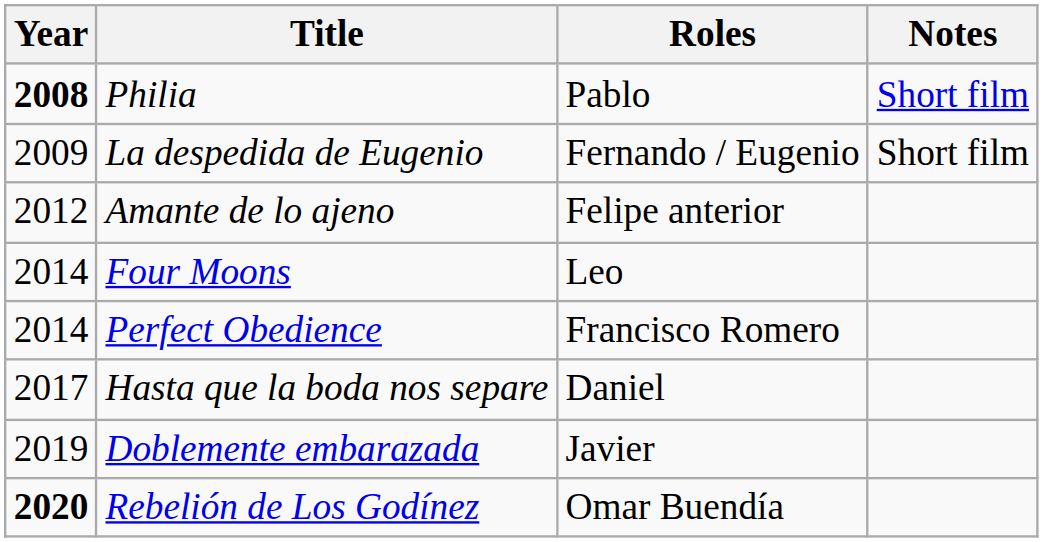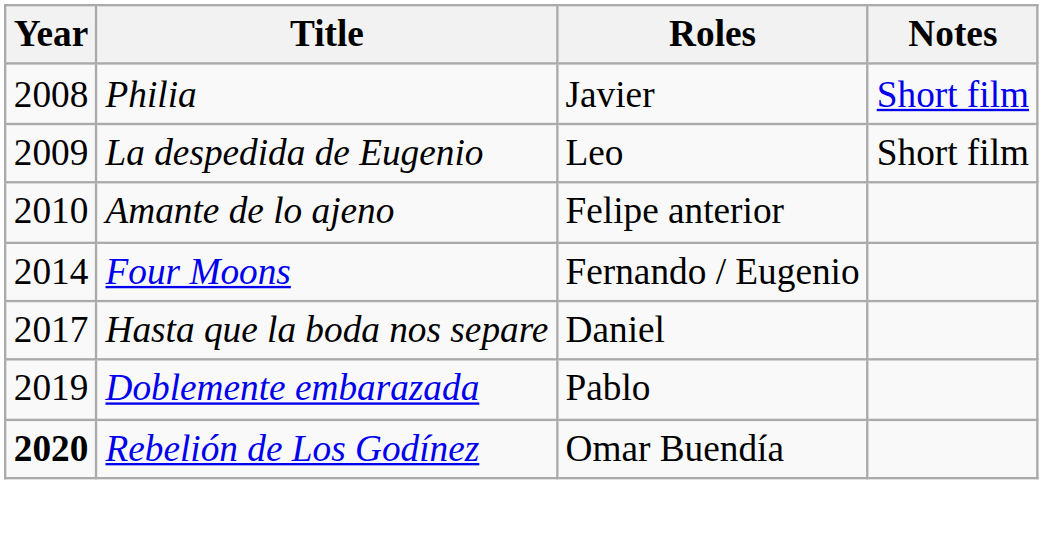(51, 93) bold -> (51, 93) normal
(608, 93) Pablo -> (610, 93) Javier
(713, 152) Fernando / Eugenio -> (595, 152) Leo
(51, 211) 2012 -> (51, 211) 2010
(595, 270) Leo -> (713, 270) Fernando / Eugenio
- row: (244, 329)
(610, 447) Javier -> (608, 388) Pablo
